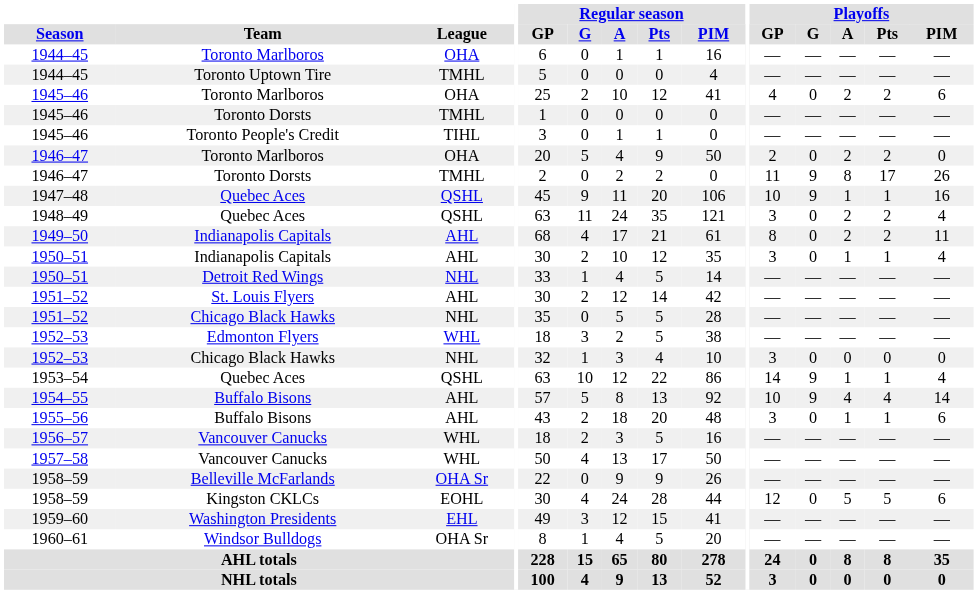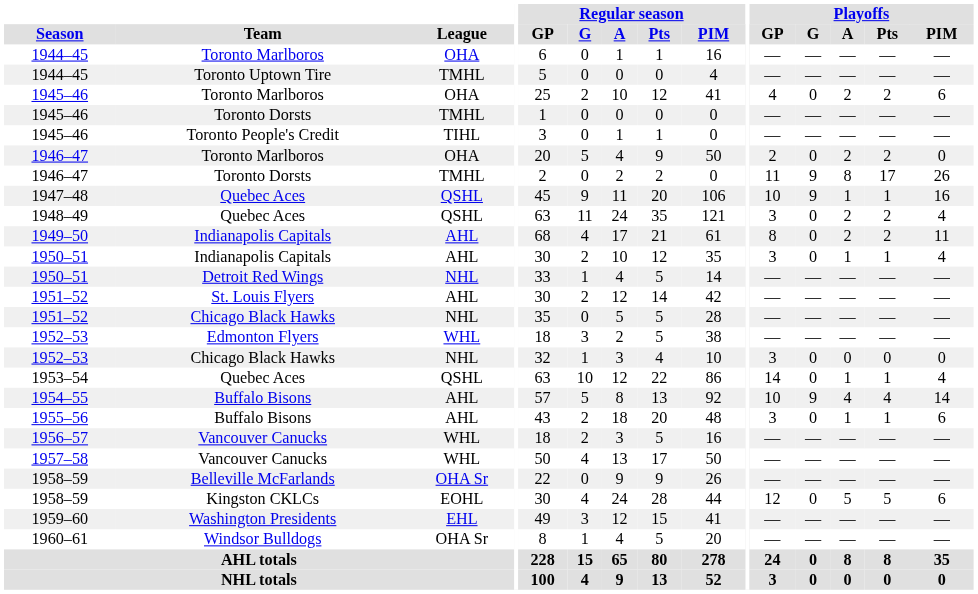(813, 377) 9 -> (813, 377) 0
